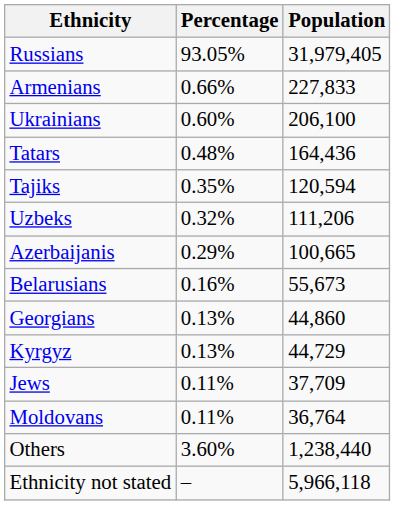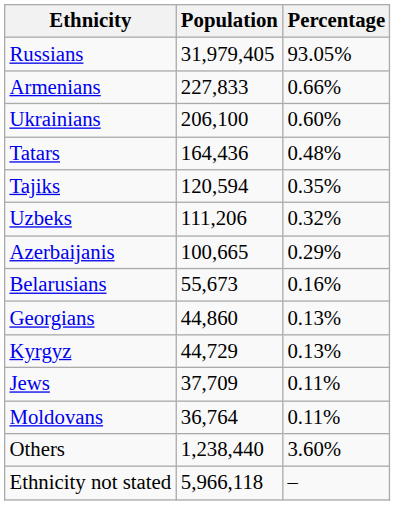columns swapped: (337, 20) <-> (230, 20)
